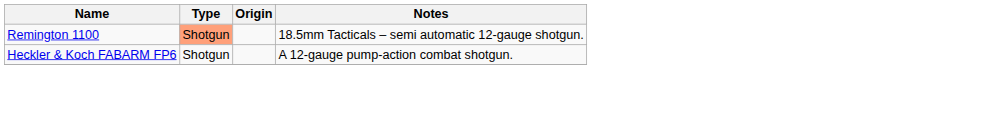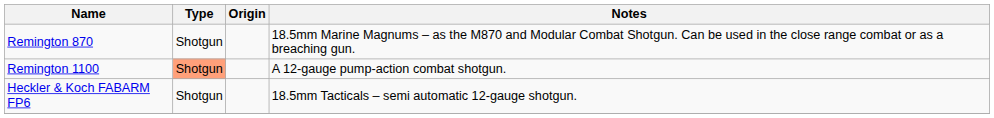+ row: (50, 41)
(431, 34) 18.5mm Tacticals – semi automatic 12-gauge shotgun. -> (389, 68) A 12-gauge pump-action combat shotgun.
(396, 54) A 12-gauge pump-action combat shotgun. -> (424, 95) 18.5mm Tacticals – semi automatic 12-gauge shotgun.
